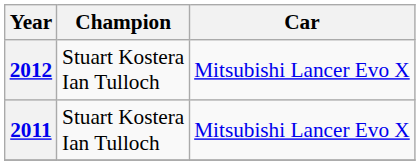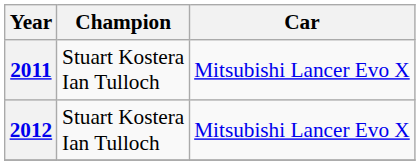rows swapped: (31, 130) <-> (31, 69)
